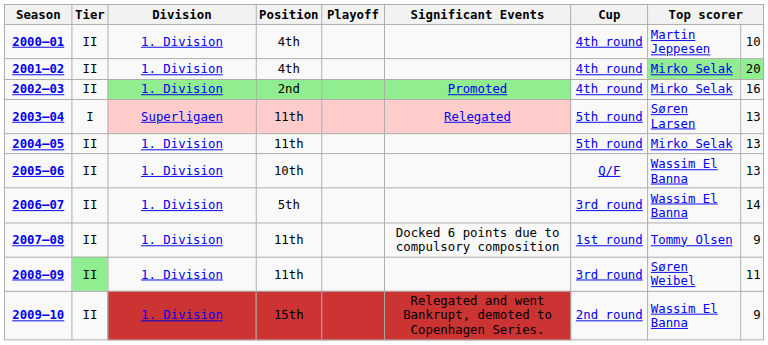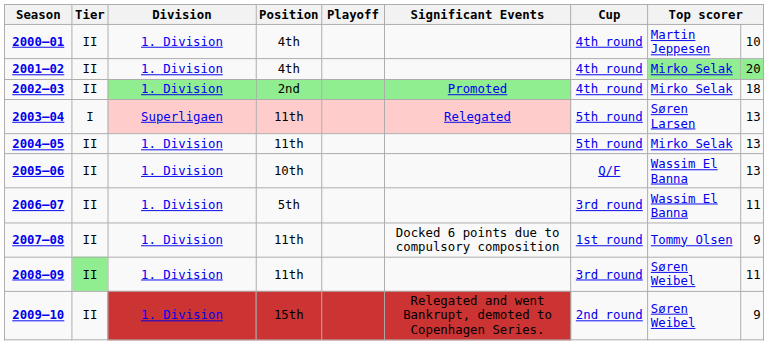(753, 89) 16 -> (753, 89) 18
(753, 205) 14 -> (753, 205) 11
(684, 316) Wassim El Banna -> (673, 316) Søren Weibel
